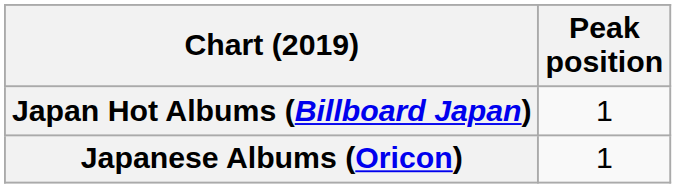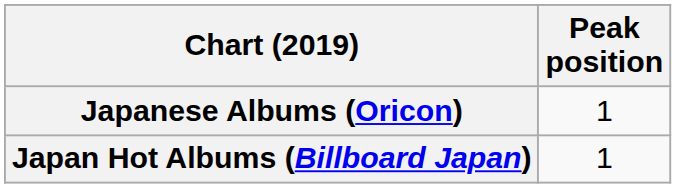rows swapped: (272, 158) <-> (272, 110)
